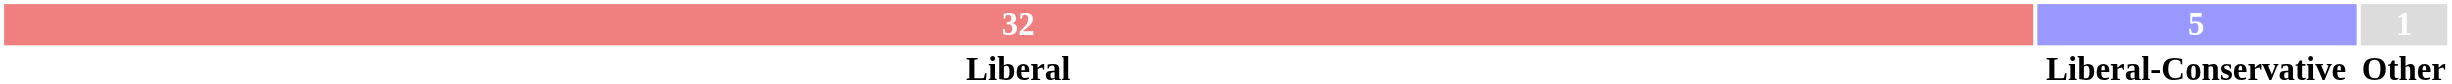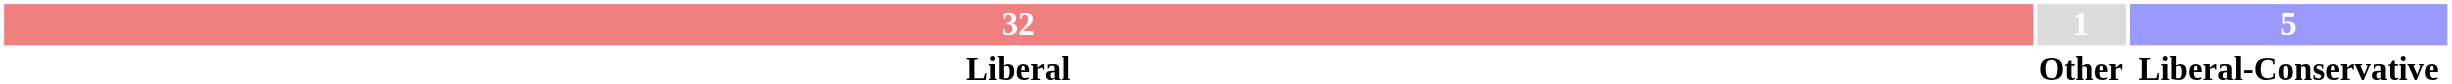columns swapped: (2196, 24) <-> (2404, 24)
